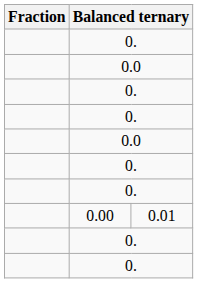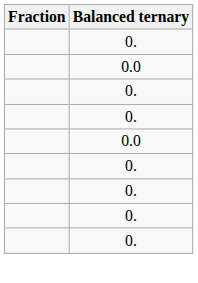- row: (100, 215)
